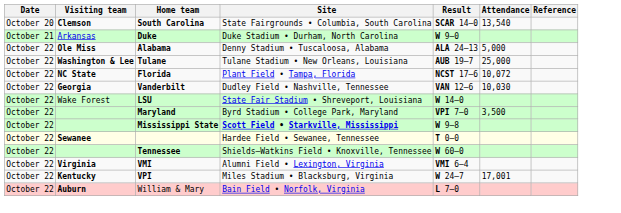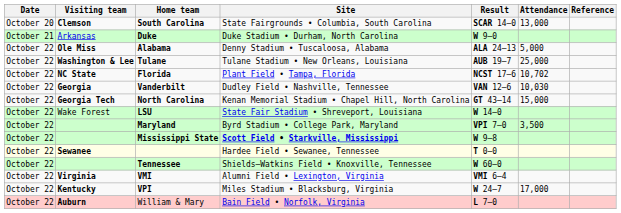(496, 24) 13,540 -> (534, 24) 13,000
(496, 75) 10,072 -> (534, 75) 10,702
+ row: (171, 100)
(496, 177) 17,001 -> (534, 190) 17,000
